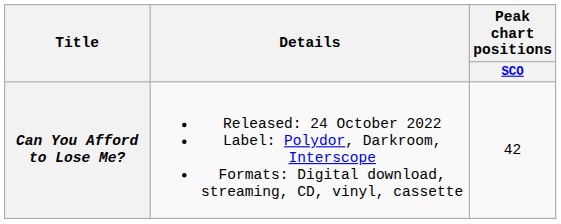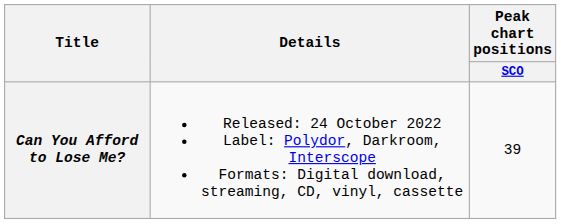(513, 150) 42 -> (513, 150) 39
